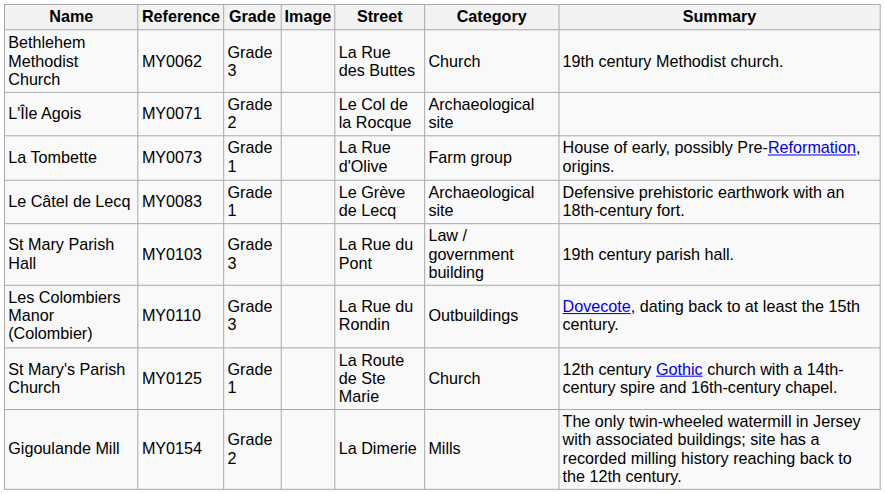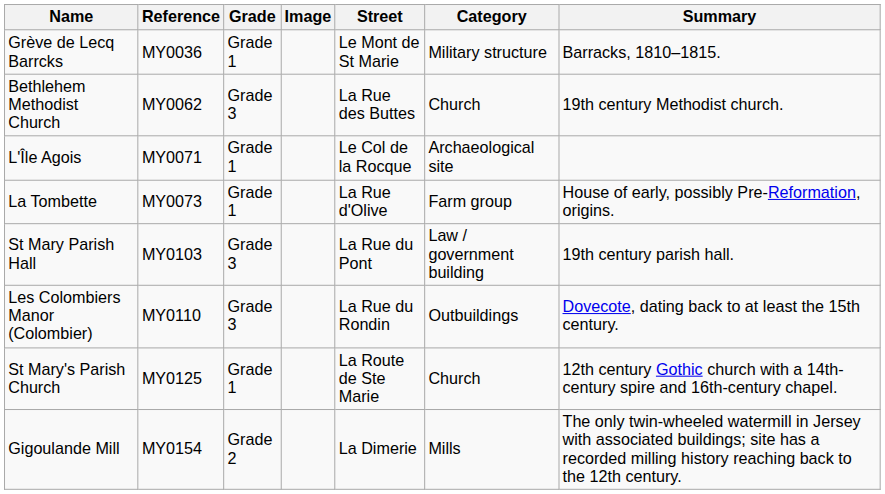+ row: (61, 52)
(250, 114) Grade 2 -> (250, 157) Grade 1
- row: (69, 201)
